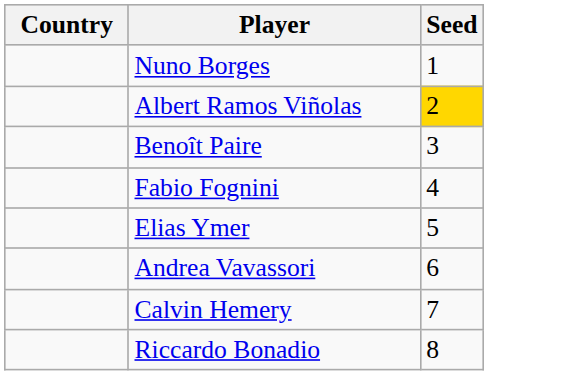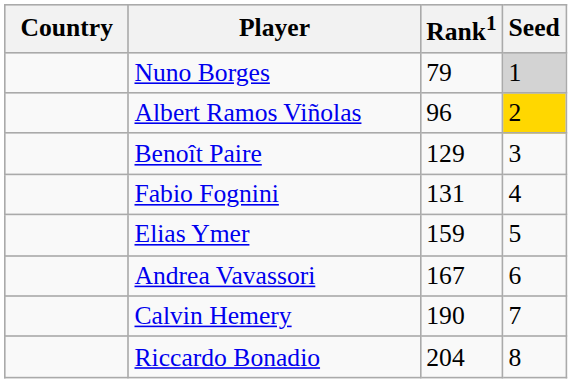+ column: (462, 28)
(433, 65) no background -> (515, 72) lightgrey background
